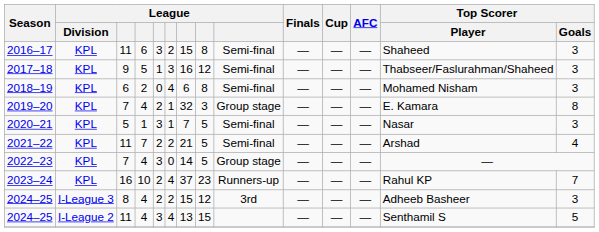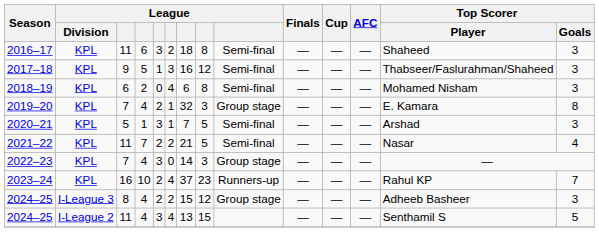(186, 50) 15 -> (186, 50) 18
(398, 124) Nasar -> (401, 124) Arshad
(401, 143) Arshad -> (398, 143) Nasar
(205, 161) 5 -> (205, 161) 3
(249, 198) 3rd -> (249, 198) Group stage
